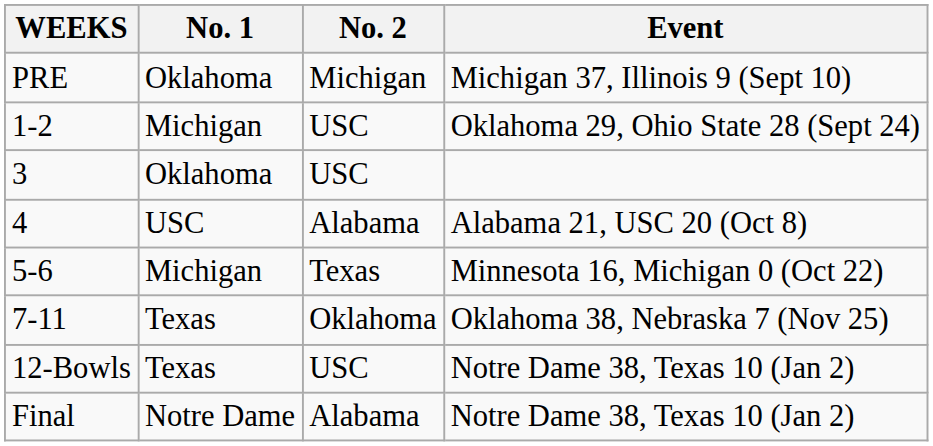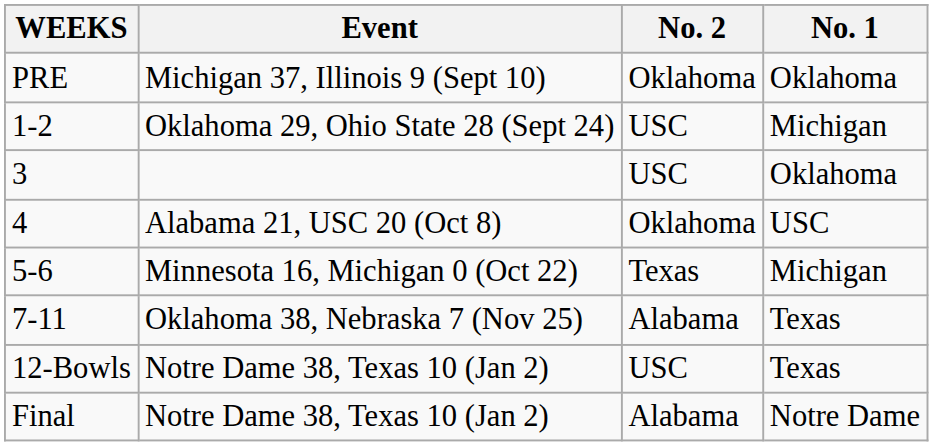columns swapped: (220, 28) <-> (685, 28)
(368, 77) Michigan -> (692, 77) Oklahoma
(364, 222) Alabama -> (692, 222) Oklahoma
(373, 319) Oklahoma -> (684, 319) Alabama
